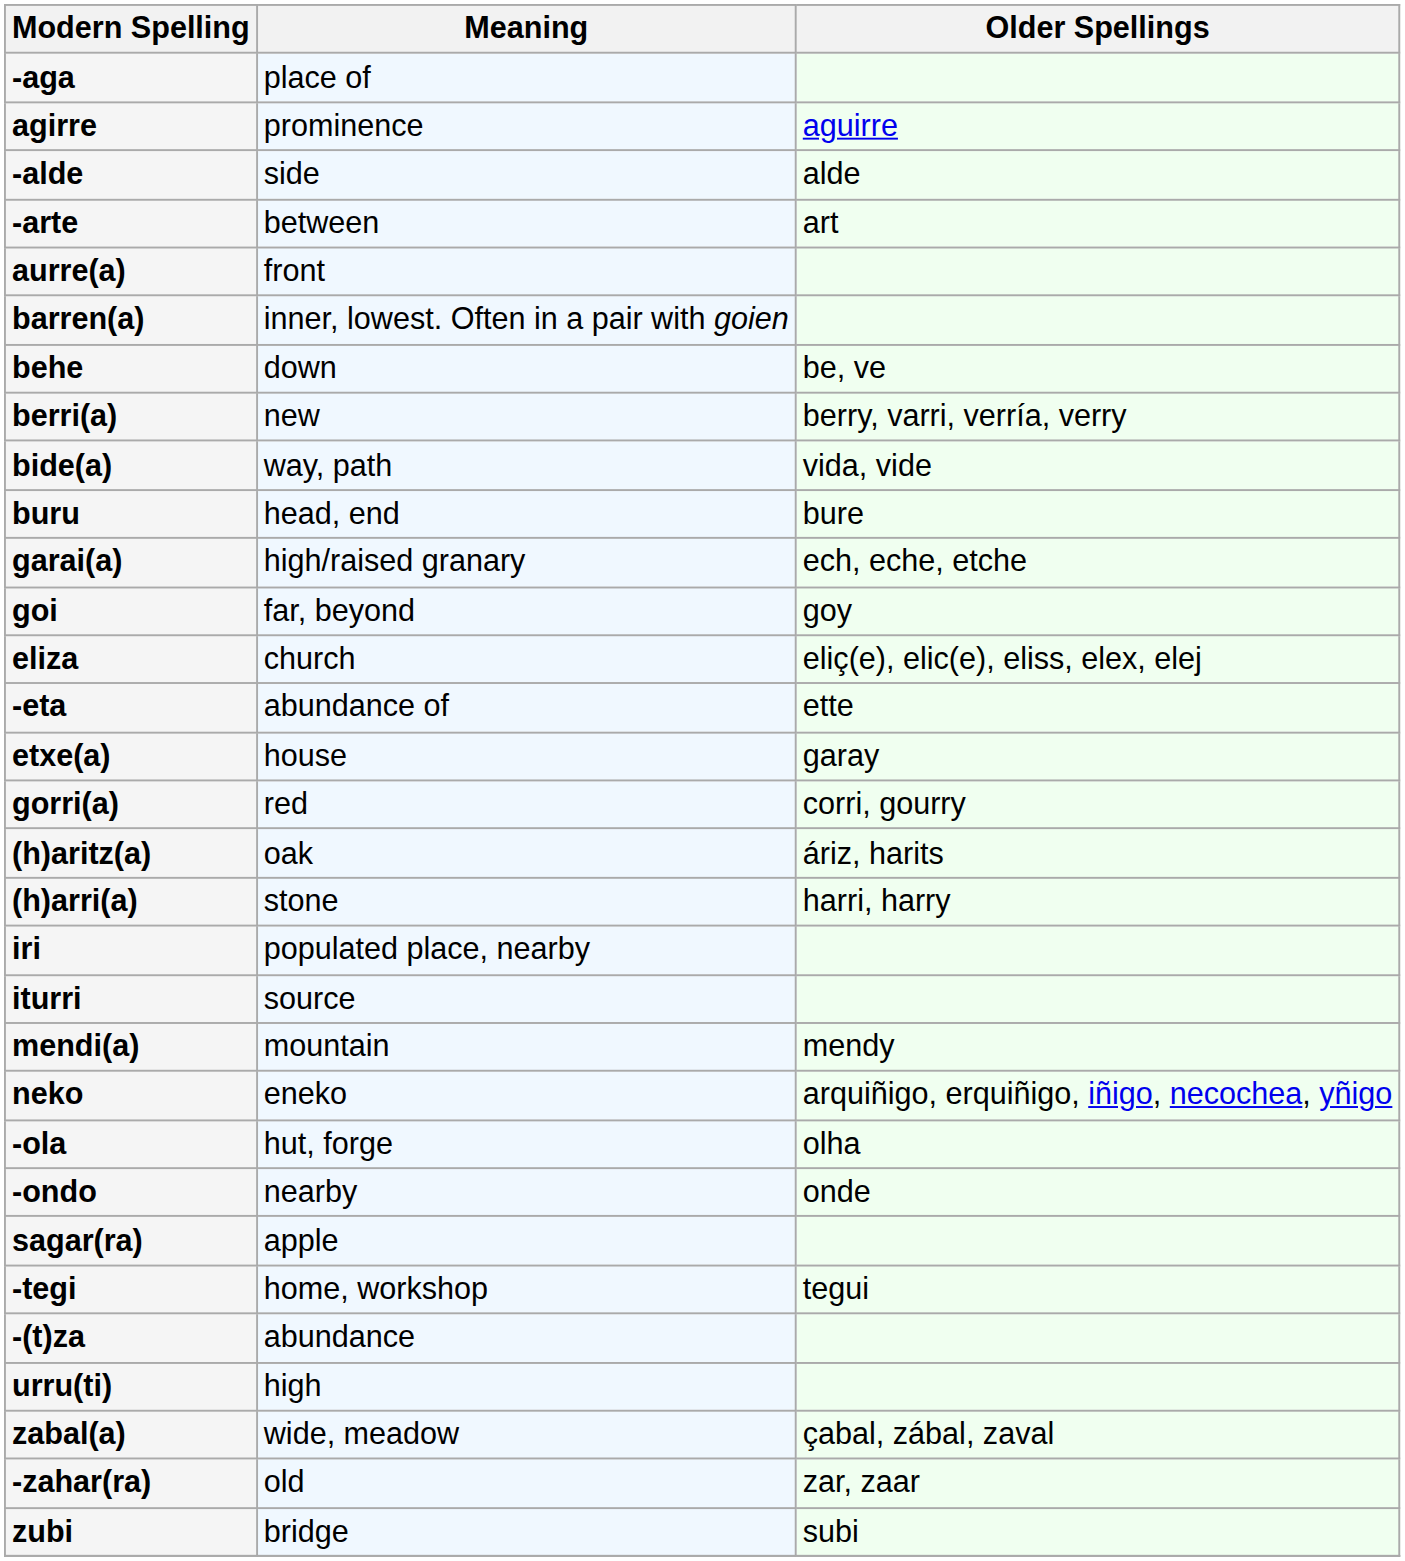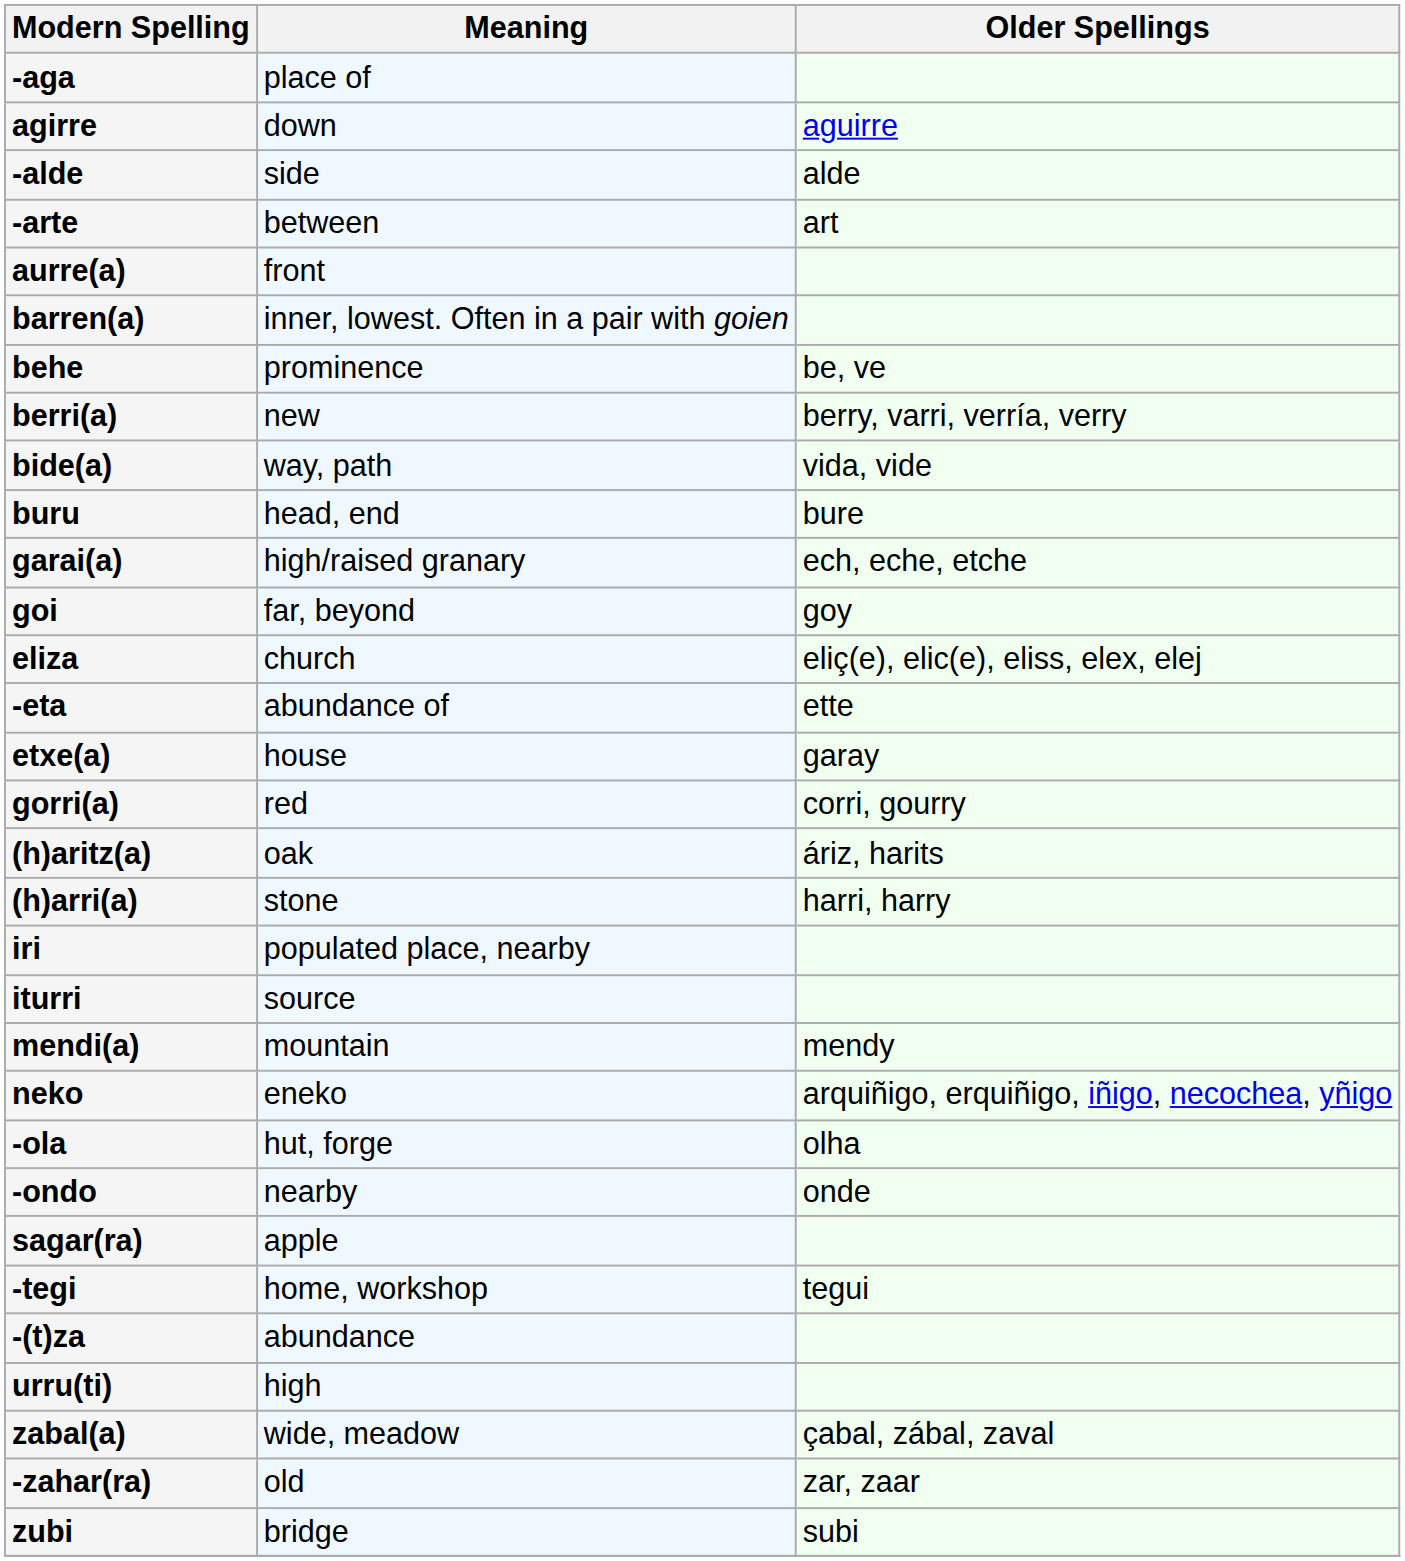(344, 125) prominence -> (300, 125) down
(300, 367) down -> (344, 367) prominence
